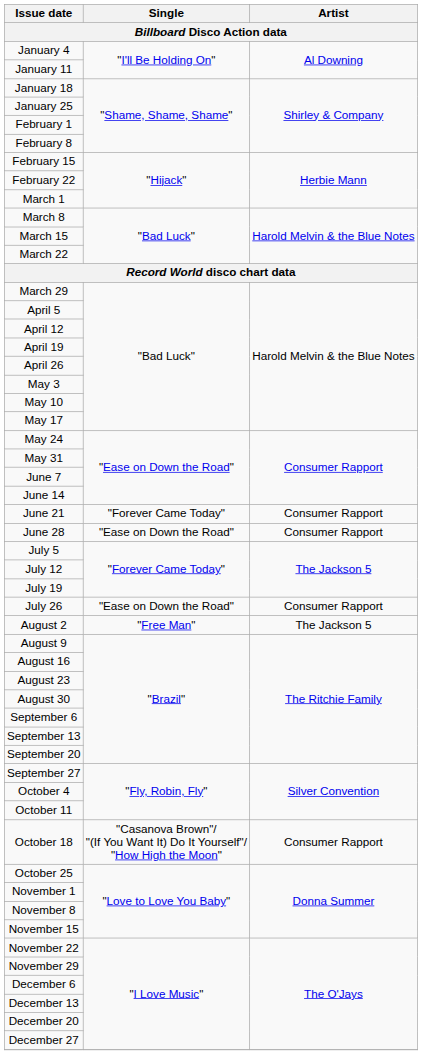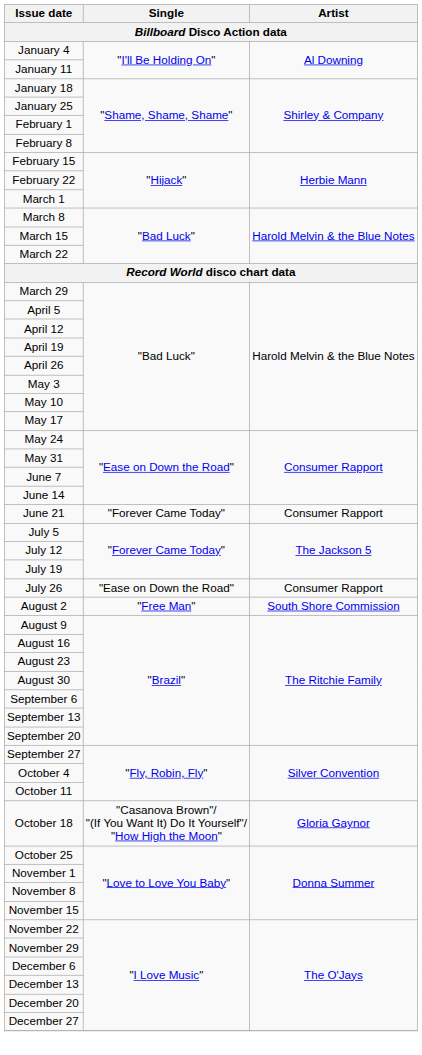- row: (44, 532)
(333, 625) The Jackson 5 -> (333, 606) South Shore Commission
(333, 841) Consumer Rapport -> (333, 823) Gloria Gaynor
